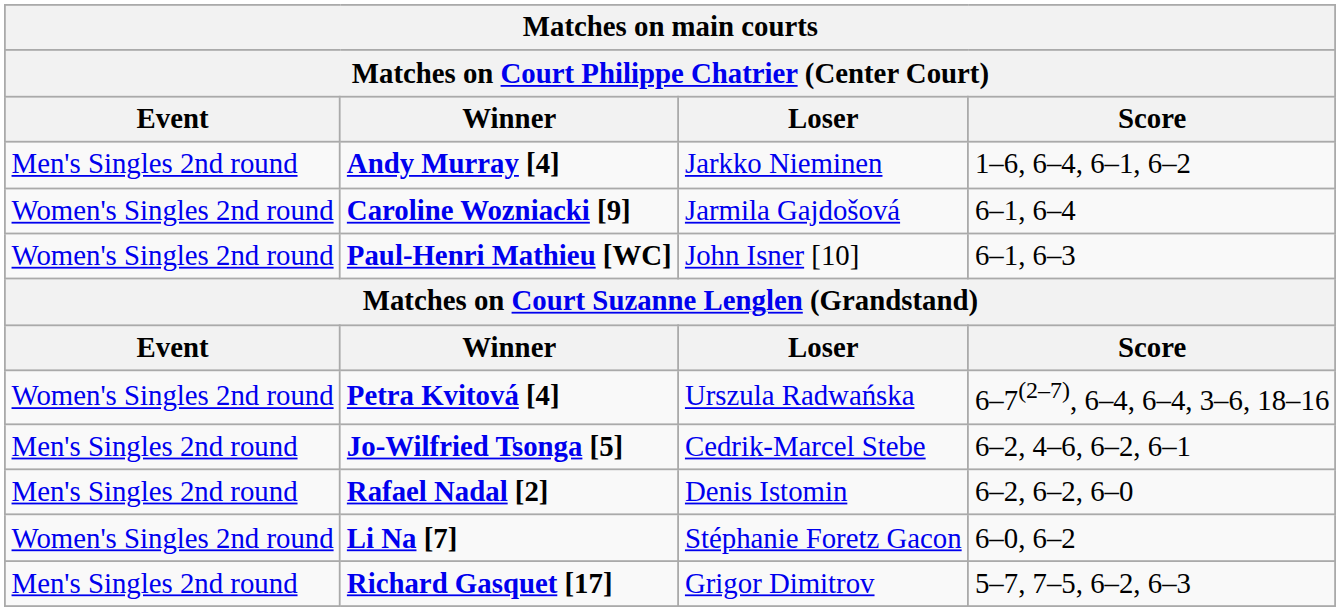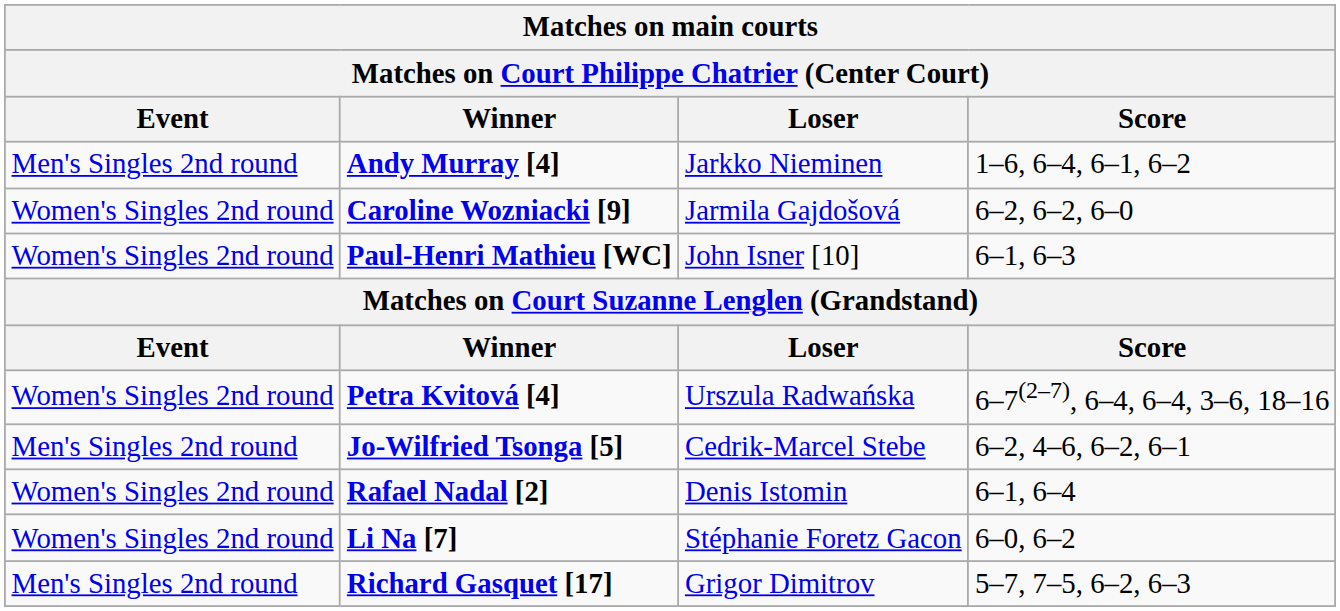(1025, 210) 6–1, 6–4 -> (1054, 210) 6–2, 6–2, 6–0
(155, 491) Men's Singles 2nd round -> (173, 491) Women's Singles 2nd round
(1054, 491) 6–2, 6–2, 6–0 -> (1025, 491) 6–1, 6–4
